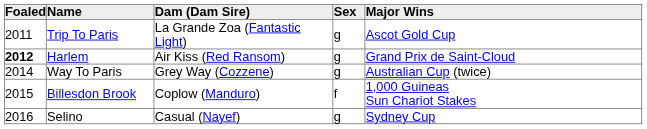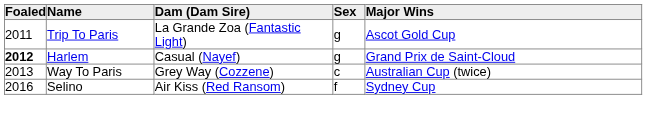(220, 57) Air Kiss (Red Ransom) -> (197, 57) Casual (Nayef)
(19, 72) 2014 -> (19, 72) 2013
(337, 72) g -> (337, 72) c
- row: (92, 94)
(197, 116) Casual (Nayef) -> (220, 87) Air Kiss (Red Ransom)
(337, 116) g -> (335, 87) f
